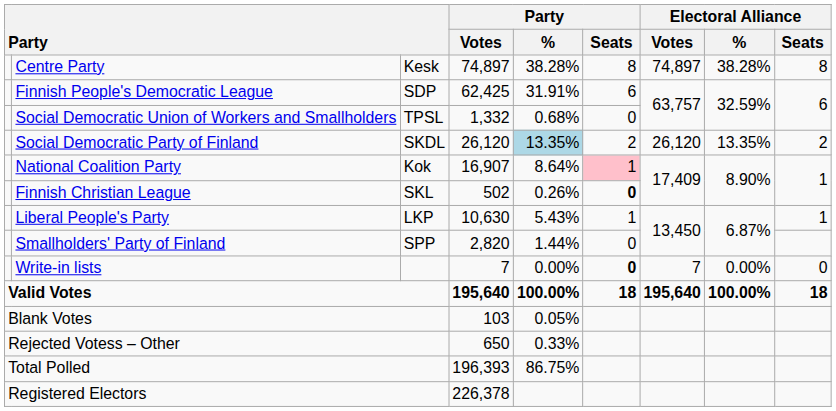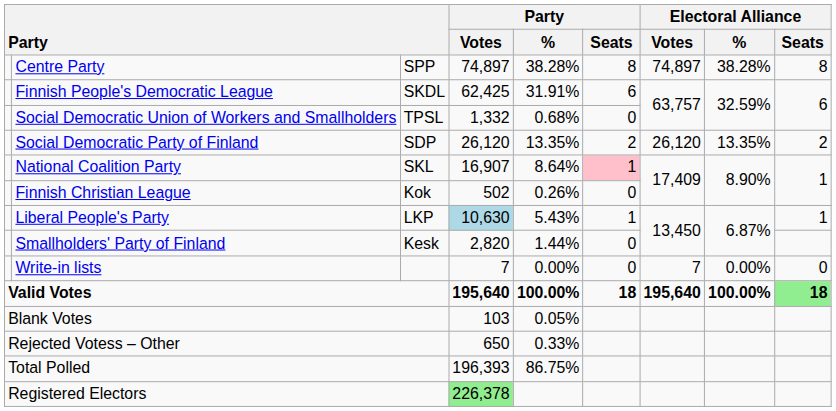(421, 67) Kesk -> (419, 67) SPP
(420, 92) SDP -> (424, 92) SKDL
(424, 142) SKDL -> (420, 142) SDP
(553, 142) lightblue background -> (553, 142) no background
(417, 167) Kok -> (419, 167) SKL
(419, 192) SKL -> (417, 192) Kok
(632, 192) bold -> (632, 192) normal
(485, 218) no background -> (485, 218) lightblue background
(419, 243) SPP -> (421, 243) Kesk
(632, 268) bold -> (632, 268) normal
(819, 293) no background -> (819, 293) lightgreen background
(481, 393) no background -> (481, 393) lightgreen background
